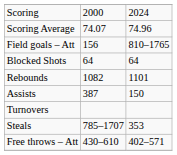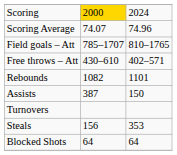(93, 12) no background -> (93, 12) gold background
(90, 45) 156 -> (103, 45) 785–1707
rows swapped: (42, 142) <-> (36, 61)
(103, 126) 785–1707 -> (90, 126) 156
